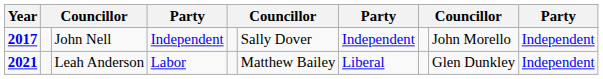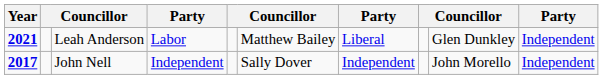rows swapped: (83, 39) <-> (99, 62)
